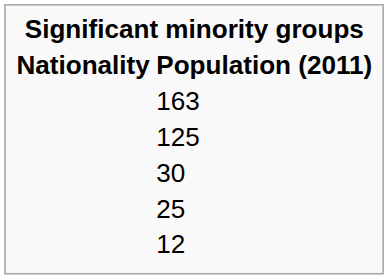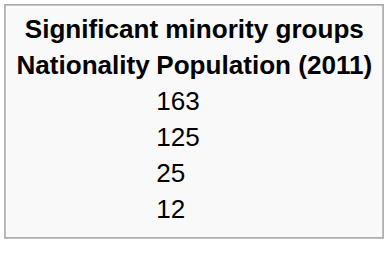- row: (171, 173)
